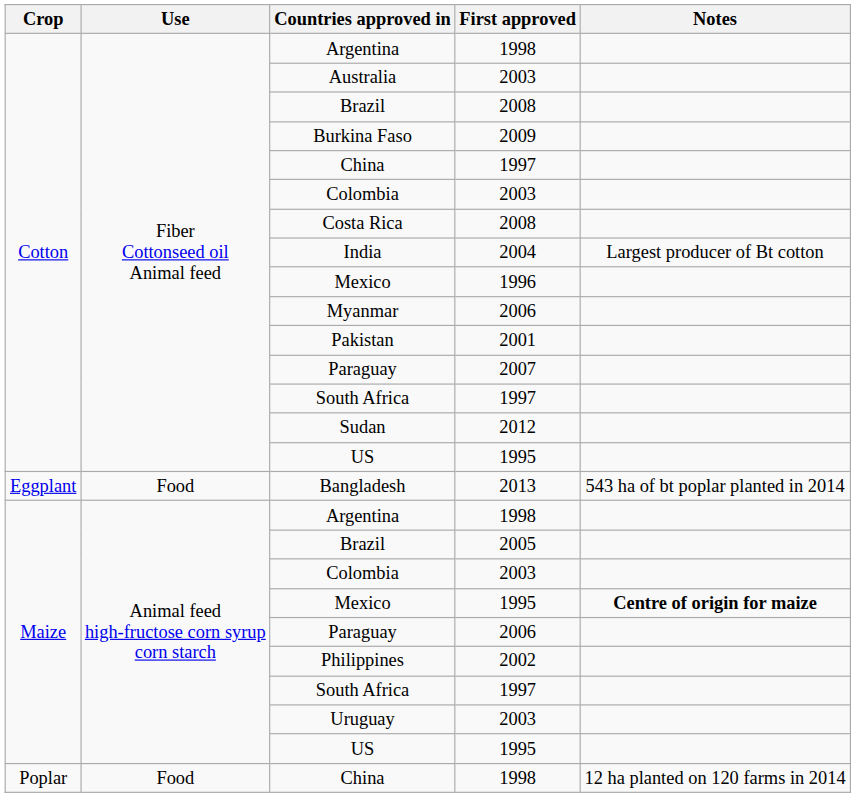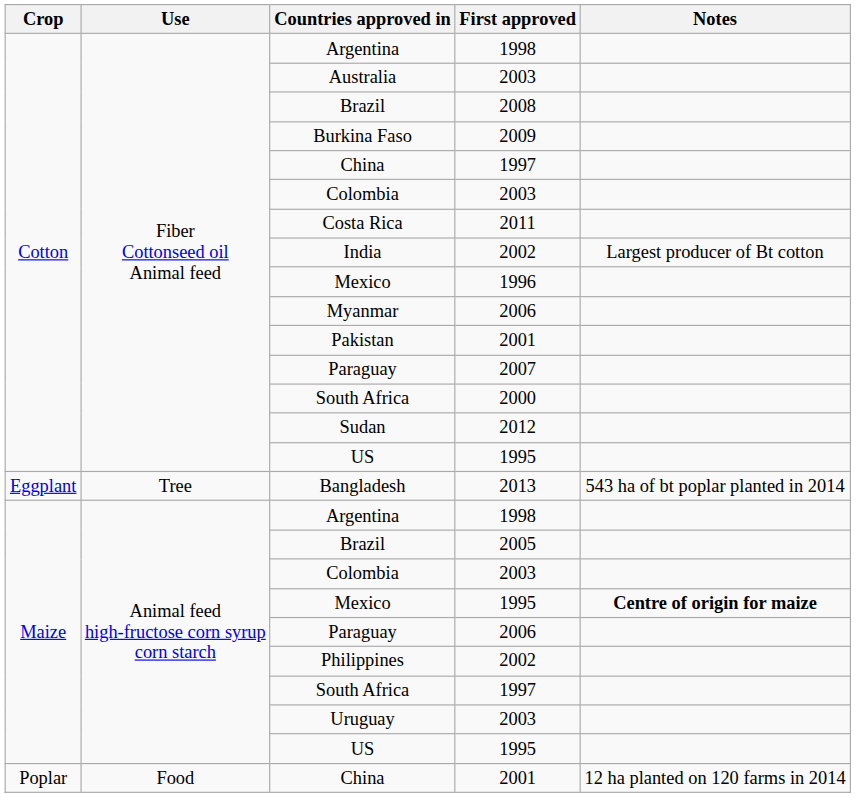(518, 223) 2008 -> (518, 223) 2011
(518, 252) 2004 -> (518, 252) 2002
(518, 398) 1997 -> (518, 398) 2000
(175, 485) Food -> (175, 485) Tree
(518, 777) 1998 -> (518, 777) 2001
